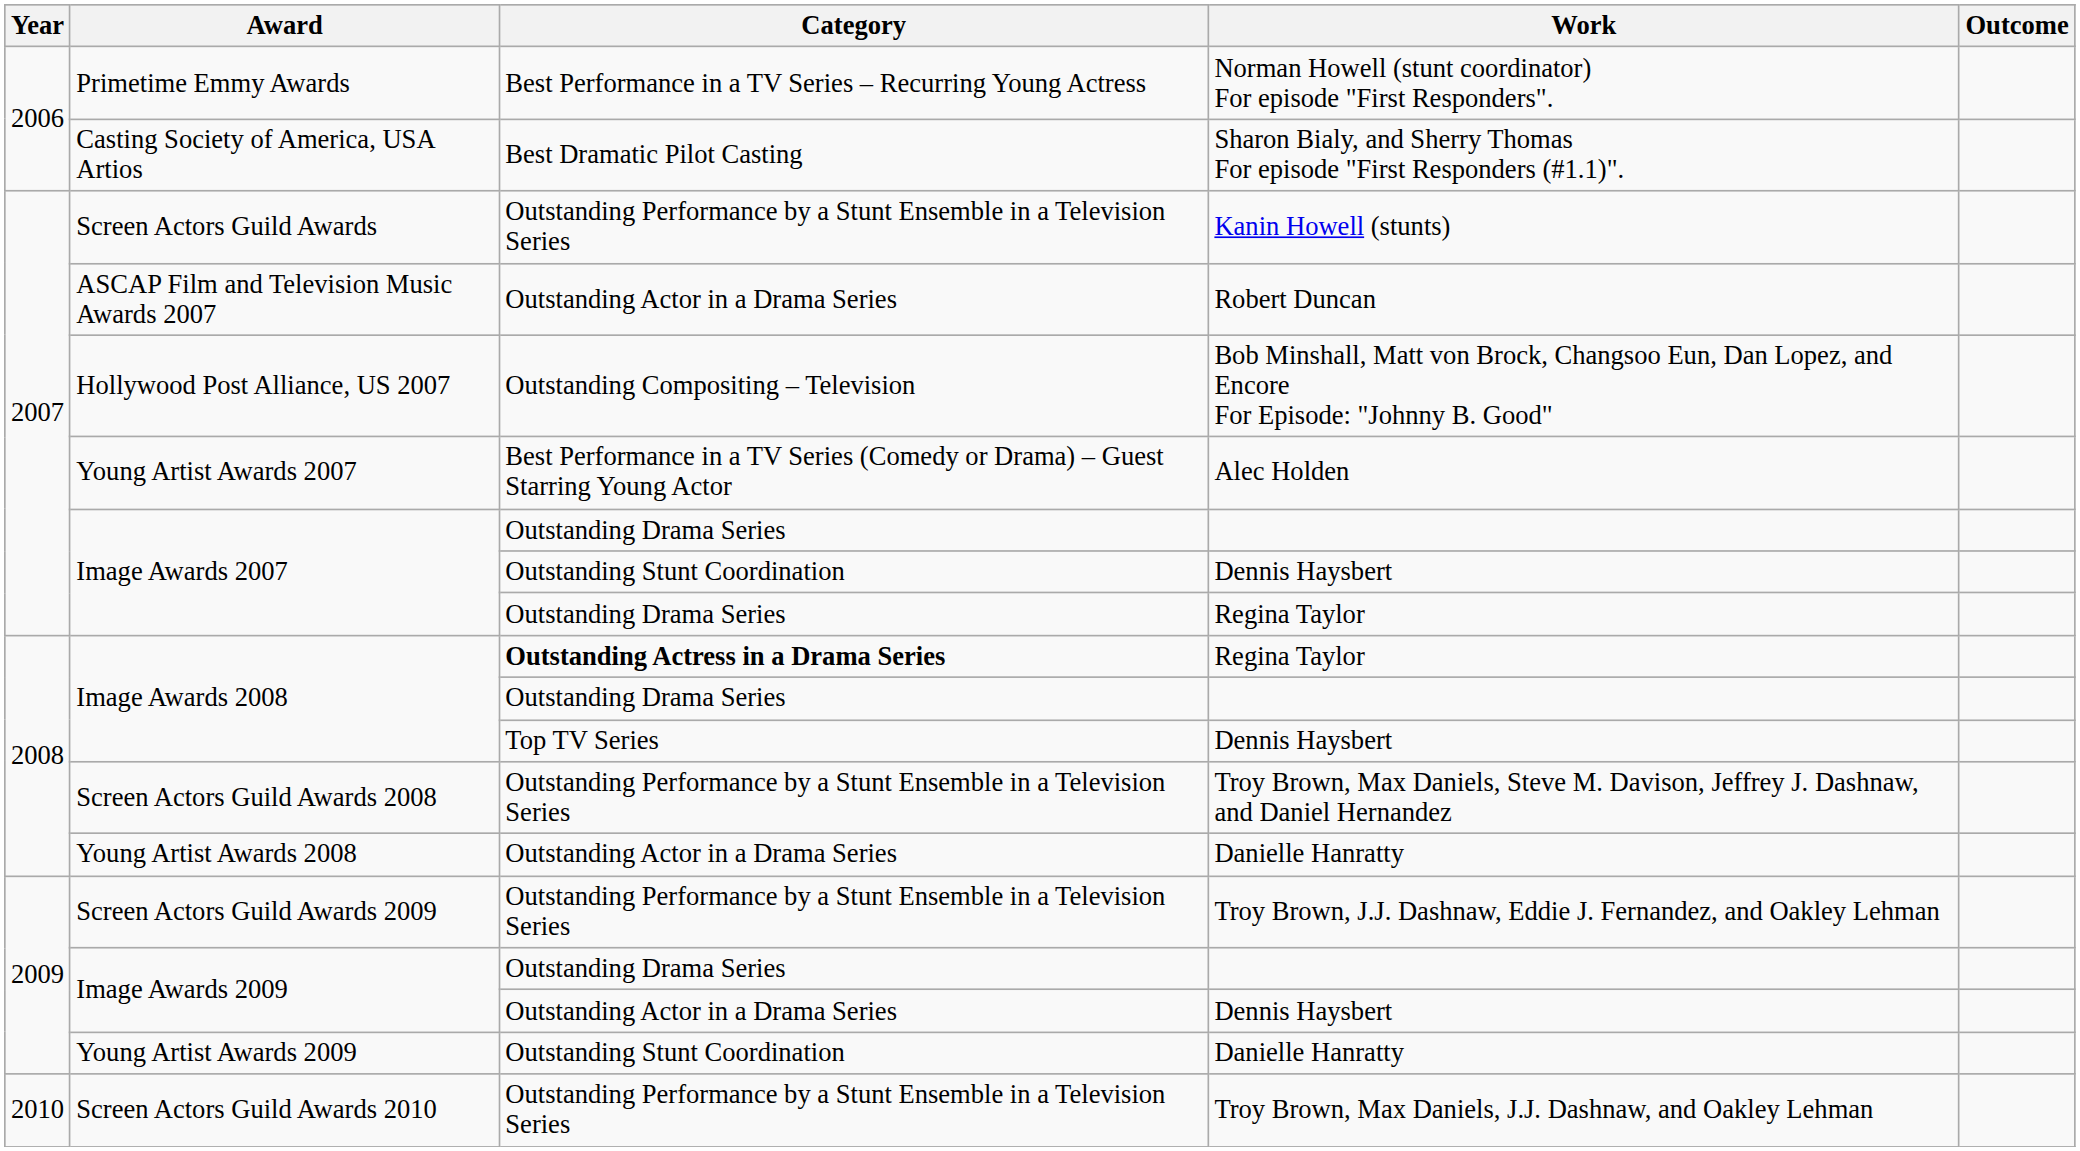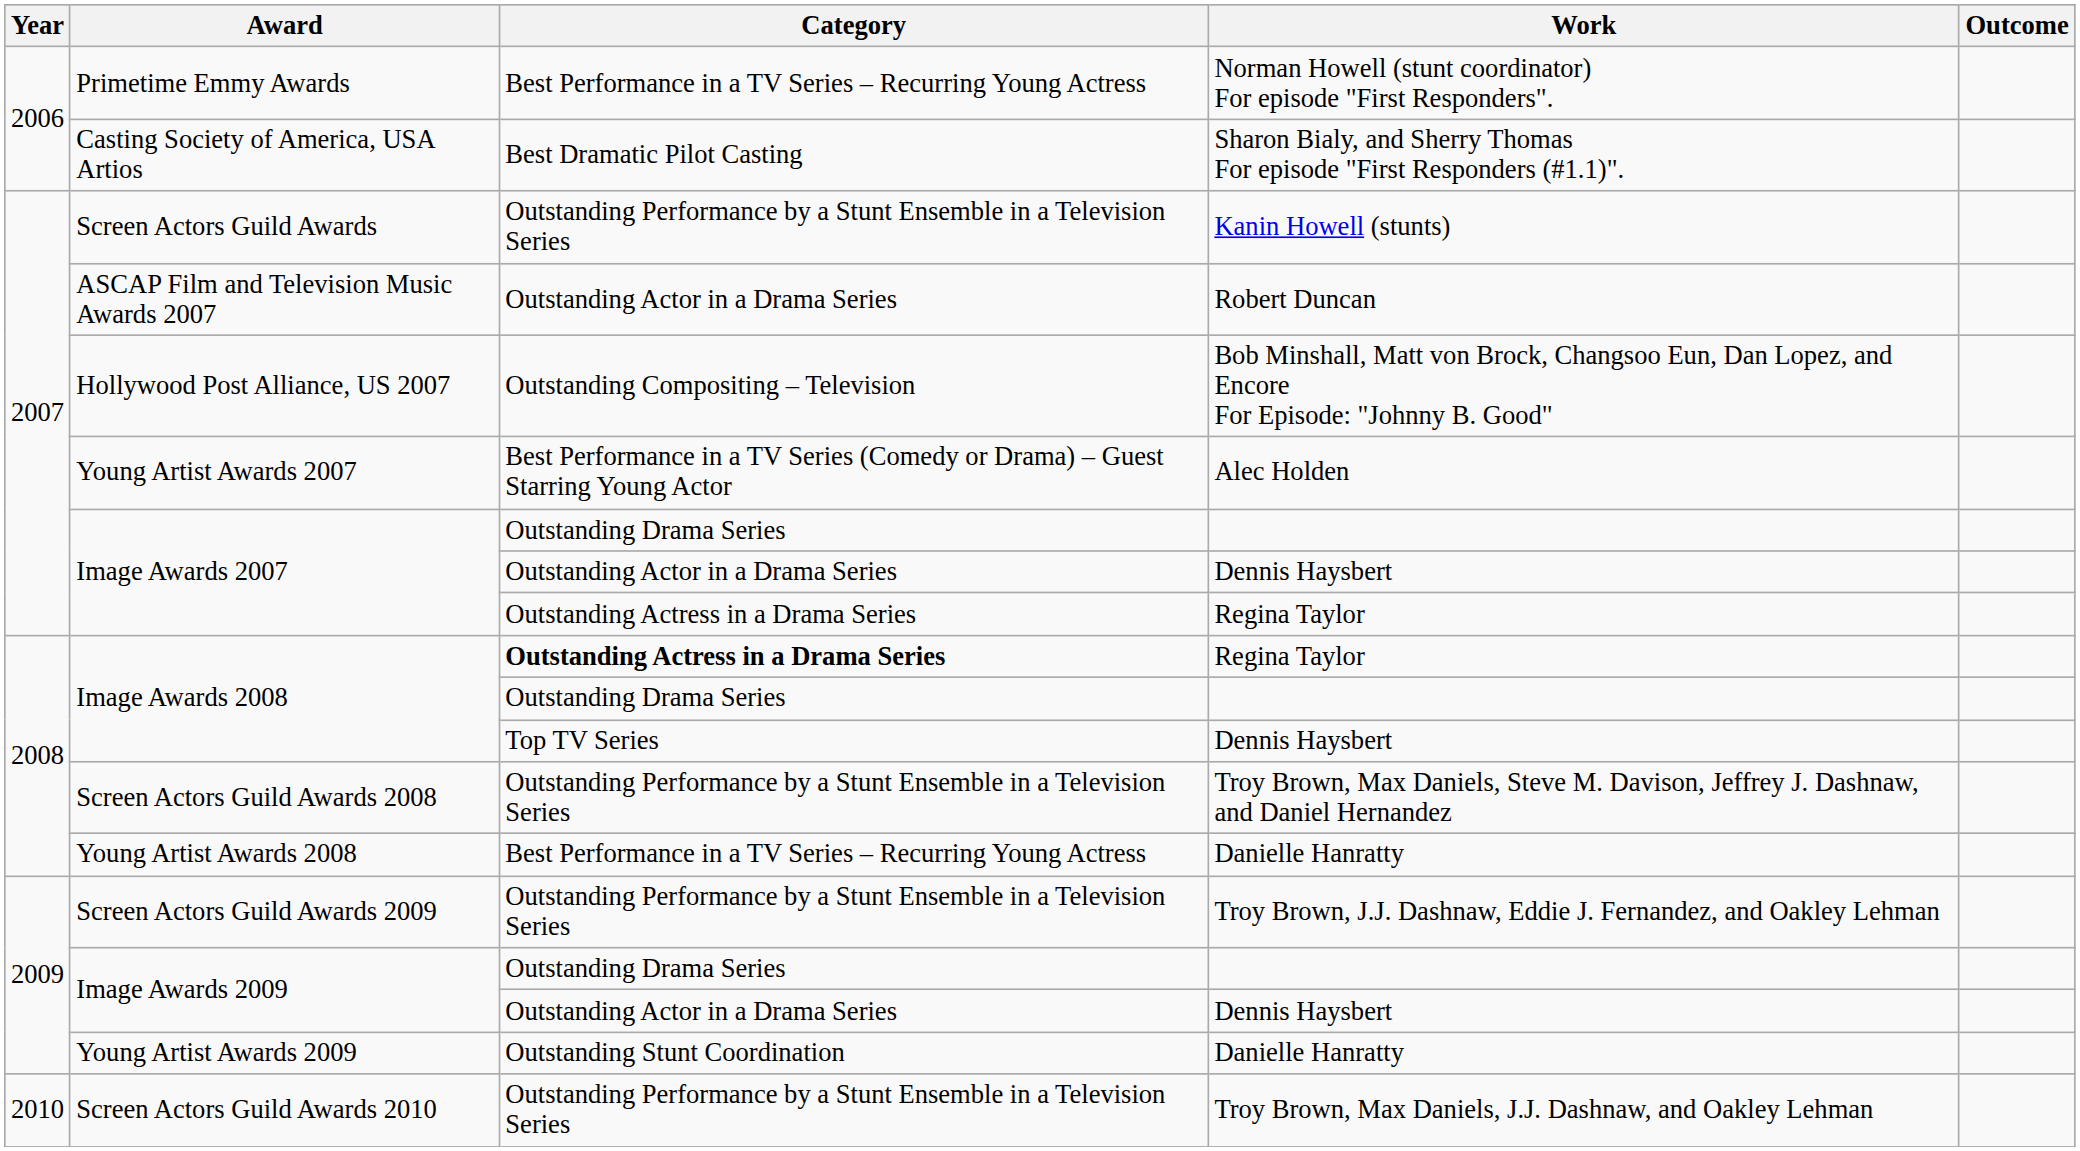(675, 571) Outstanding Stunt Coordination -> (701, 571) Outstanding Actor in a Drama Series
(645, 613) Outstanding Drama Series -> (711, 613) Outstanding Actress in a Drama Series
(701, 854) Outstanding Actor in a Drama Series -> (826, 854) Best Performance in a TV Series – Recurring Young Actress
